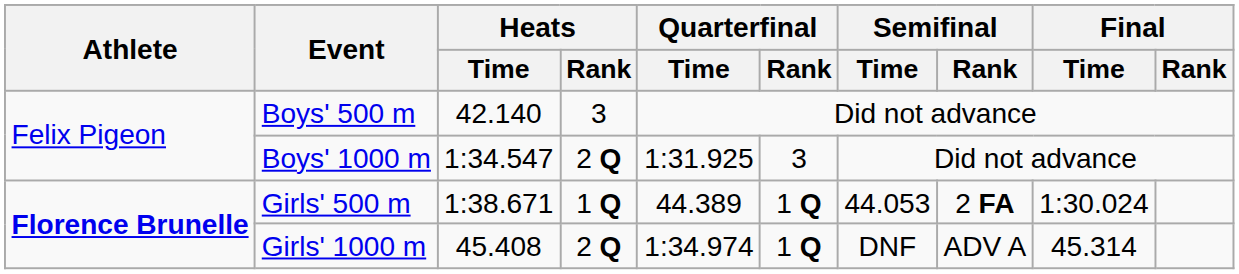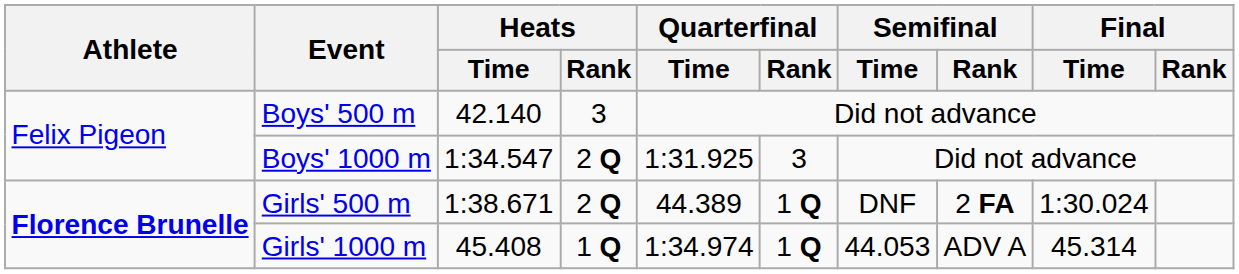(599, 202) 1 Q -> (599, 202) 2 Q
(887, 202) 44.053 -> (887, 202) DNF
(599, 247) 2 Q -> (599, 247) 1 Q
(887, 247) DNF -> (887, 247) 44.053
